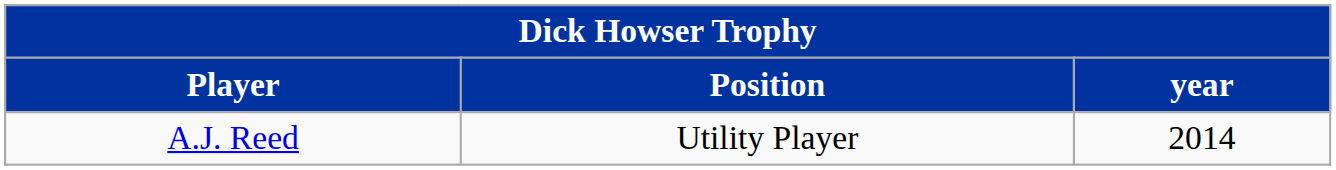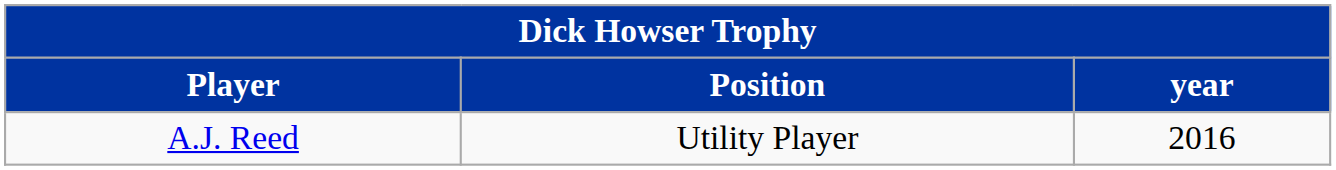(1202, 137) 2014 -> (1202, 137) 2016
